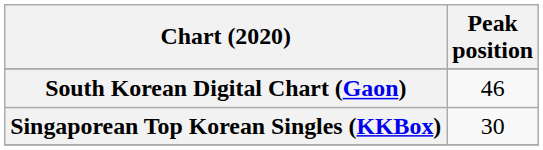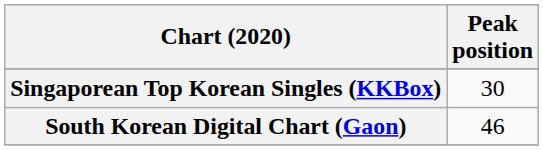rows swapped: (226, 125) <-> (226, 88)
